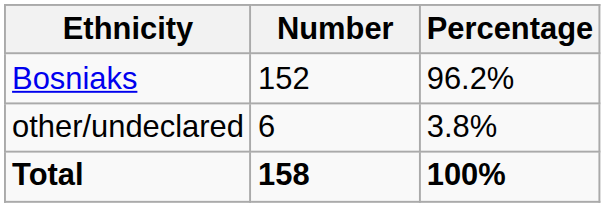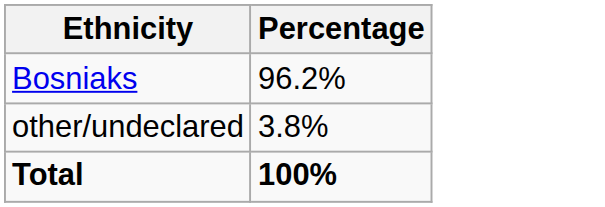- column: (335, 28)
